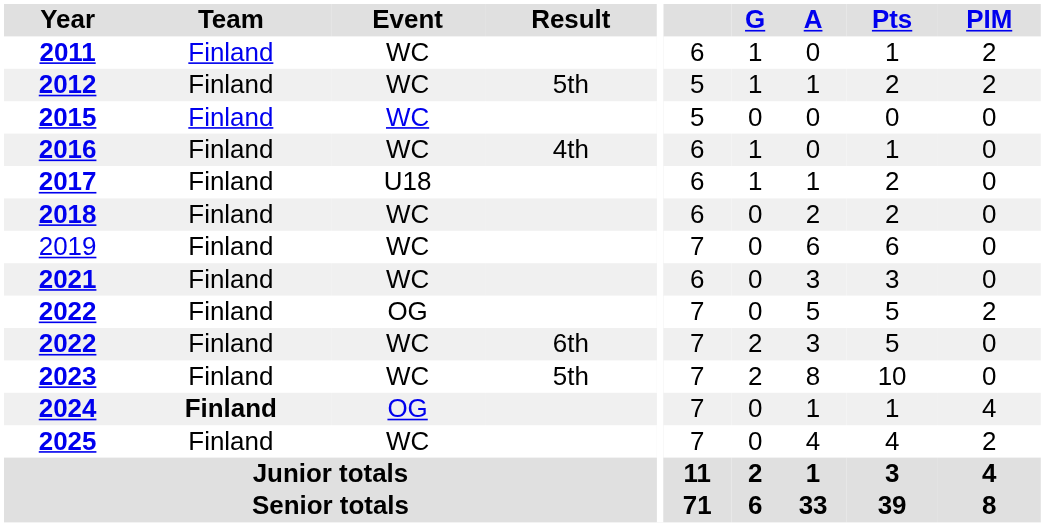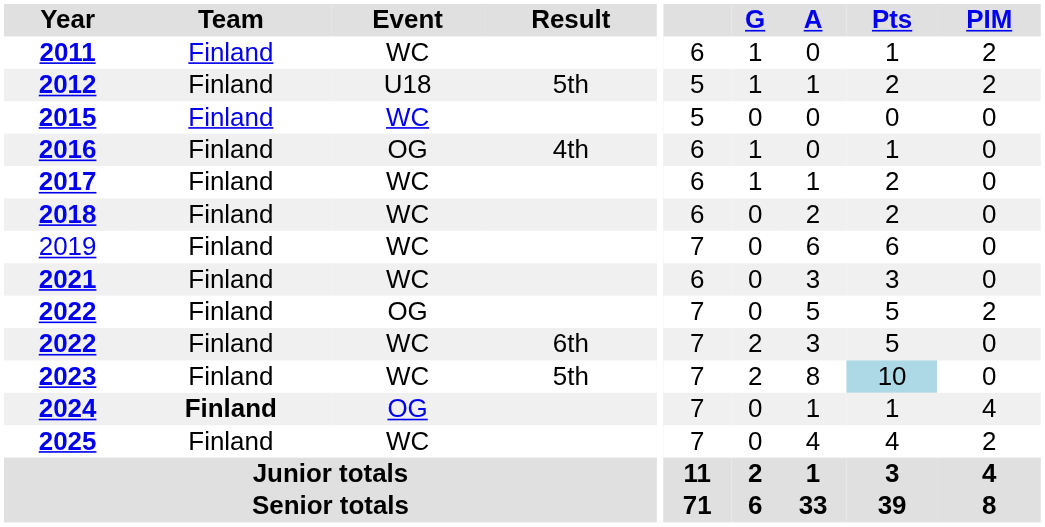(408, 84) WC -> (408, 84) U18
(408, 149) WC -> (408, 149) OG
(408, 181) U18 -> (408, 181) WC
(892, 376) no background -> (892, 376) lightblue background
